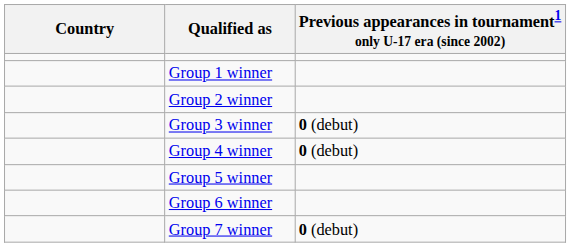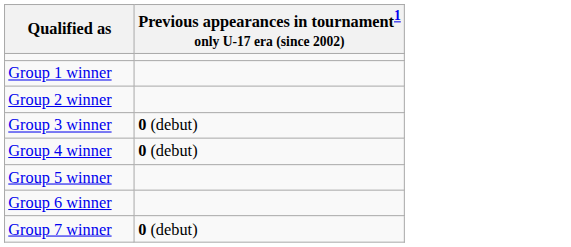- column: (85, 28)
